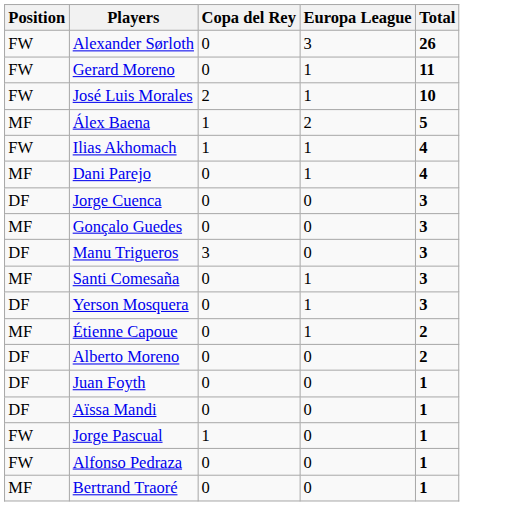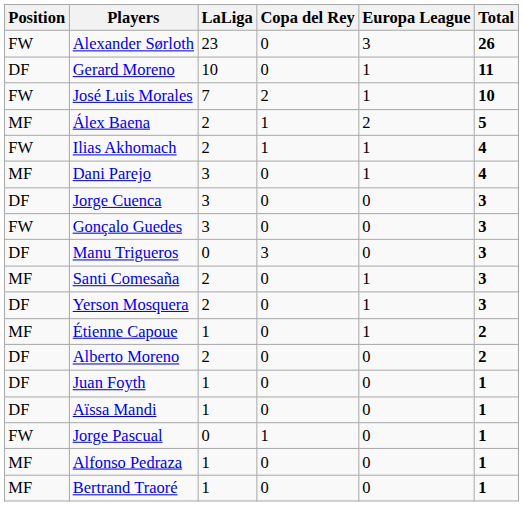+ column: (227, 17)
(21, 69) FW -> (19, 69) DF
(20, 226) MF -> (21, 226) FW
(21, 461) FW -> (20, 461) MF
